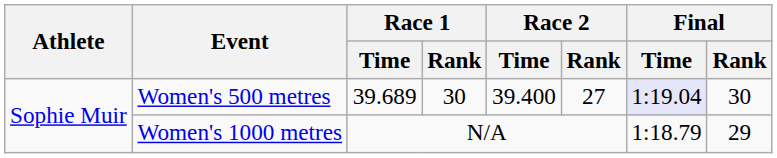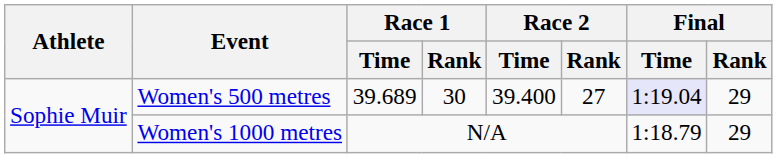(739, 96) 30 -> (739, 96) 29
